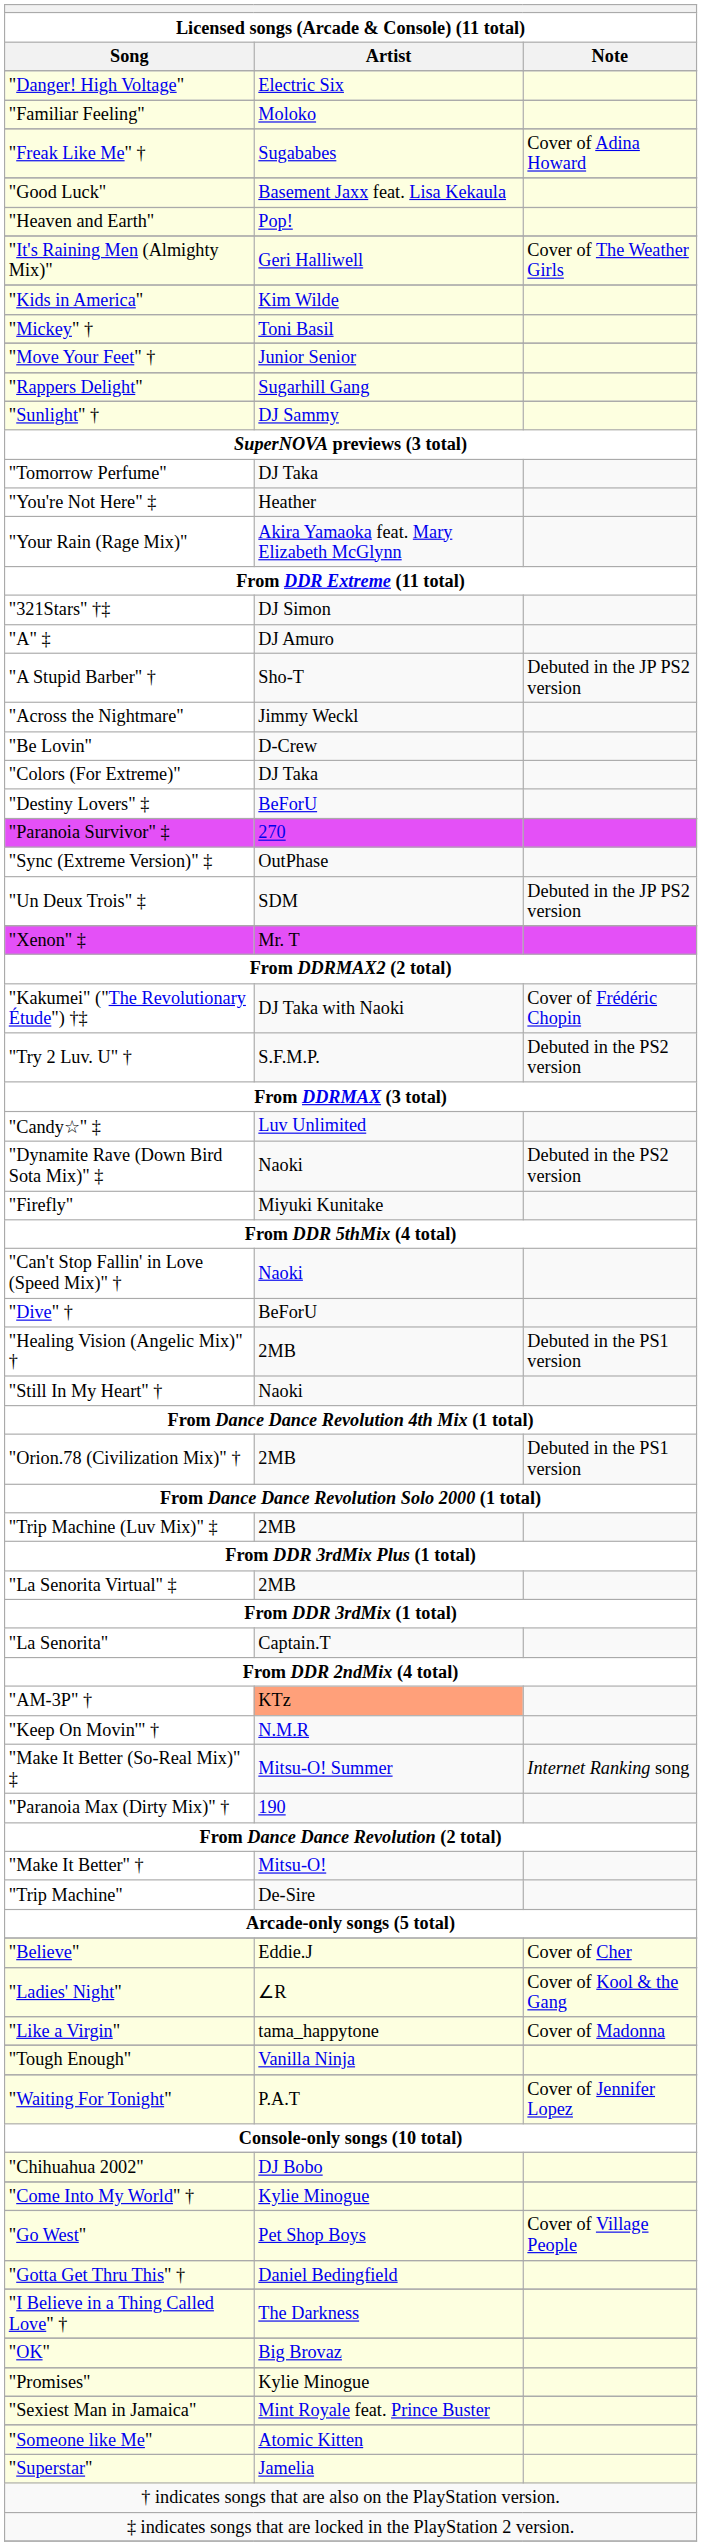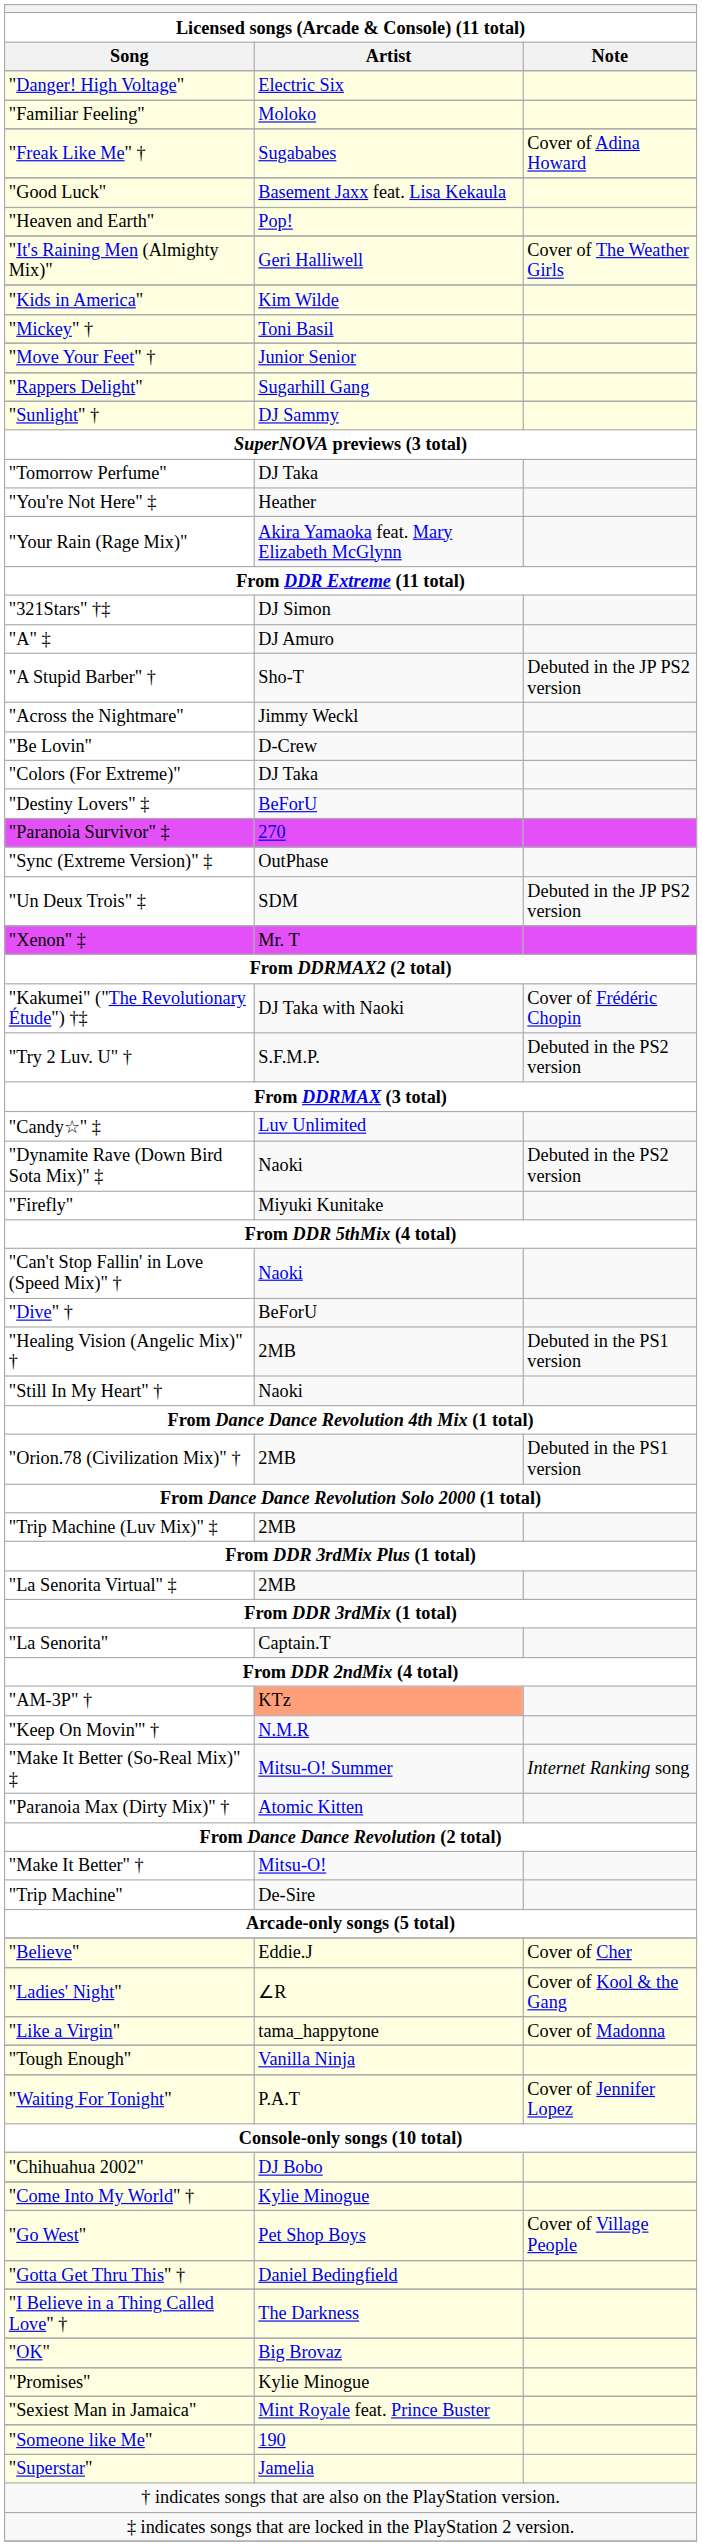(272, 1807) 190 -> (311, 1807) Atomic Kitten
(311, 2439) Atomic Kitten -> (272, 2439) 190
